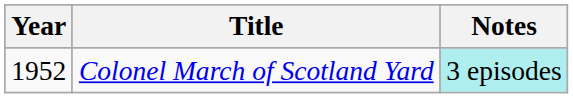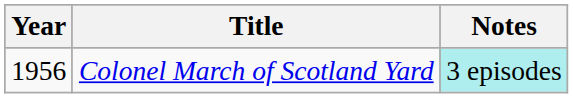(39, 69) 1952 -> (39, 69) 1956
